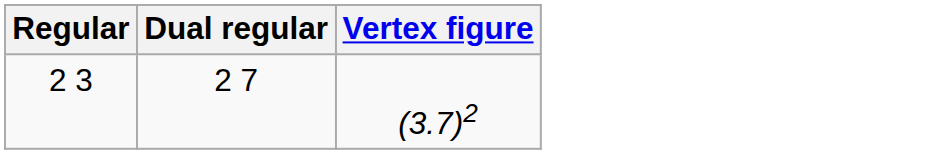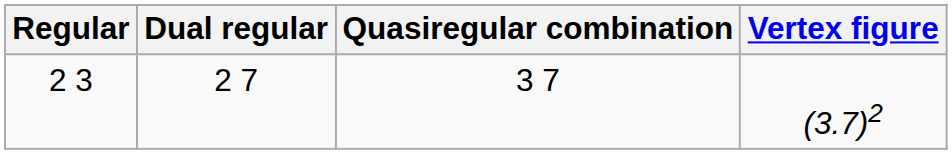+ column: (538, 29)
